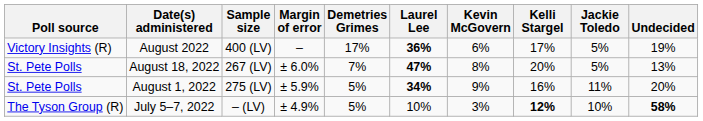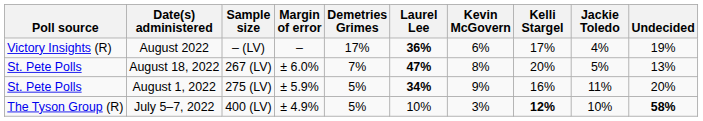(248, 48) 400 (LV) -> (248, 48) – (LV)
(600, 48) 5% -> (600, 48) 4%
(248, 107) – (LV) -> (248, 107) 400 (LV)
